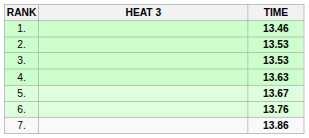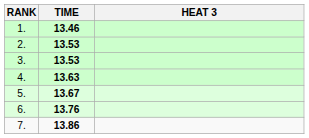columns swapped: (143, 13) <-> (276, 13)
